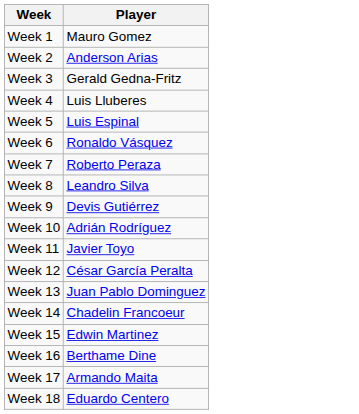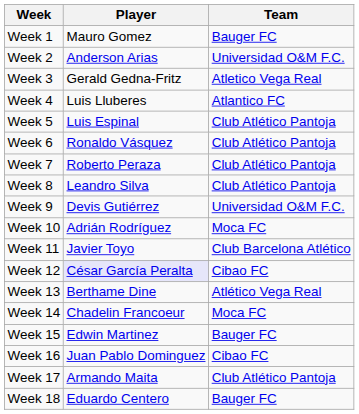+ column: (281, 15)
(130, 270) no background -> (130, 270) lavender background
(136, 292) Juan Pablo Dominguez -> (111, 292) Berthame Dine
(111, 356) Berthame Dine -> (136, 356) Juan Pablo Dominguez
